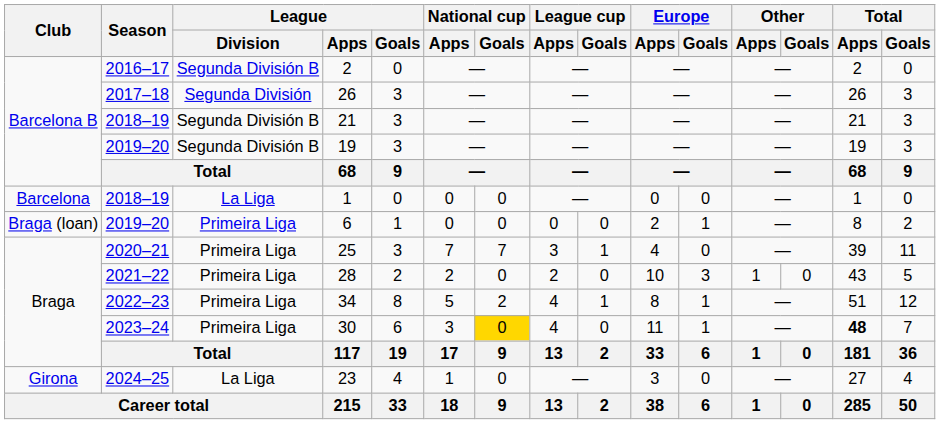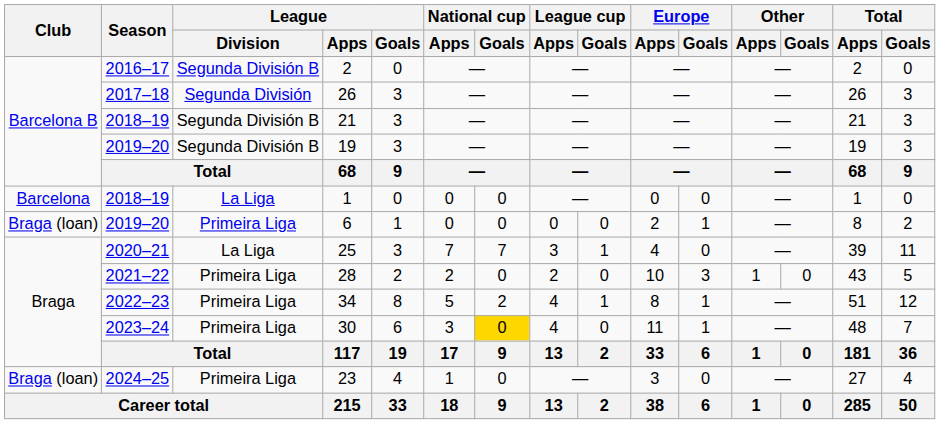(248, 250) Primeira Liga -> (248, 250) La Liga
(857, 328) bold -> (857, 328) normal
(53, 379) Girona -> (53, 379) Braga (loan)
(248, 379) La Liga -> (248, 379) Primeira Liga
